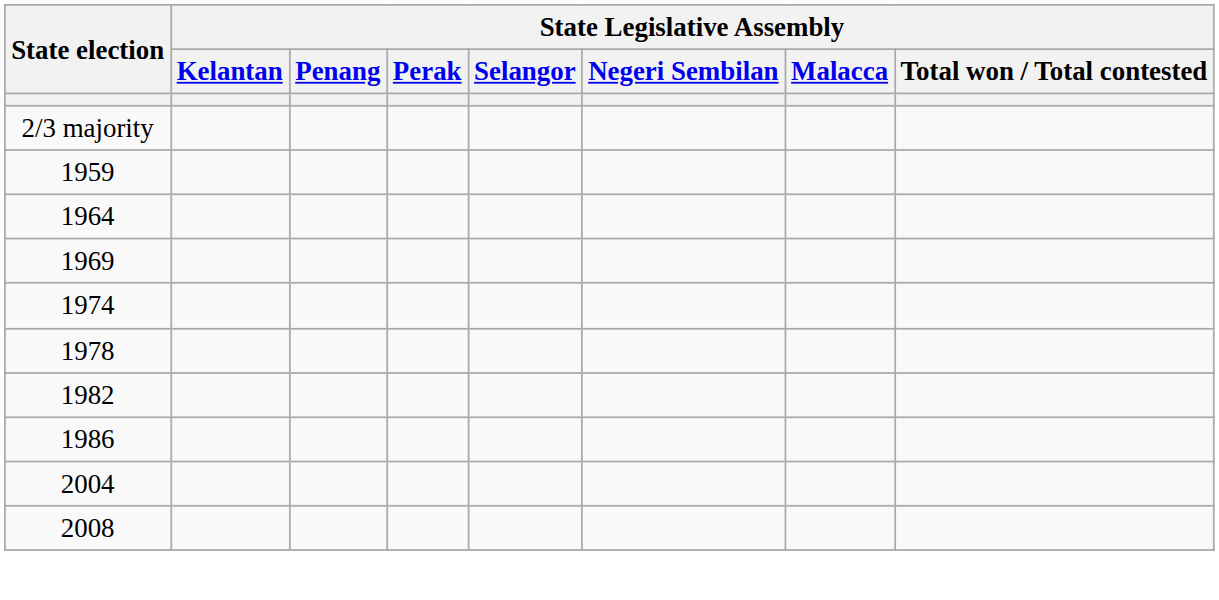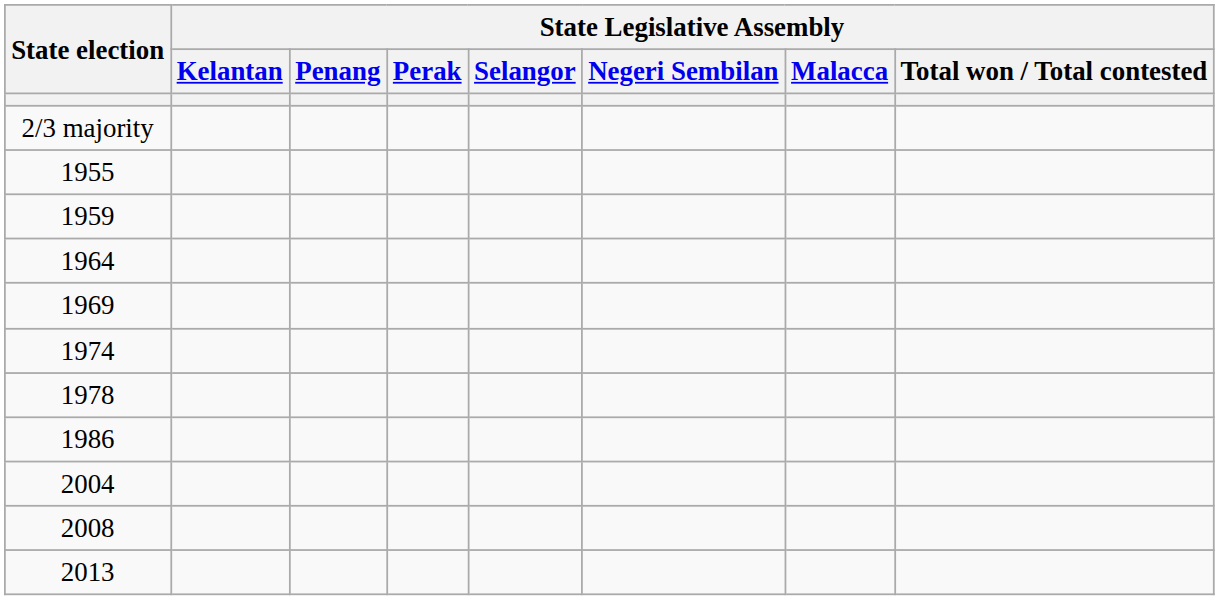+ row: (88, 172)
- row: (88, 394)
+ row: (88, 571)
